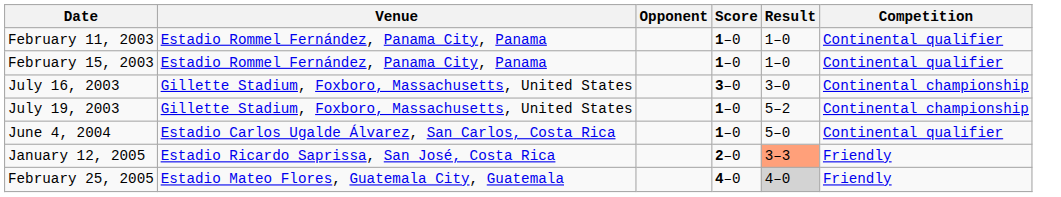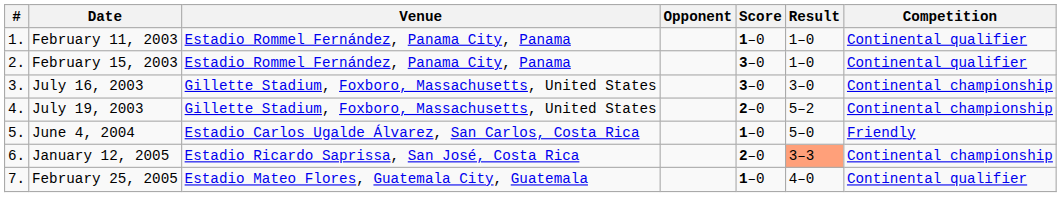+ column: (17, 16)
(728, 63) 1–0 -> (752, 63) 3–0
(728, 109) 1–0 -> (752, 109) 2–0
(913, 133) Continental qualifier -> (881, 133) Friendly
(857, 156) Friendly -> (950, 156) Continental championship
(728, 179) 4–0 -> (752, 179) 1–0
(778, 179) lightgrey background -> (802, 179) no background
(857, 179) Friendly -> (937, 179) Continental qualifier
